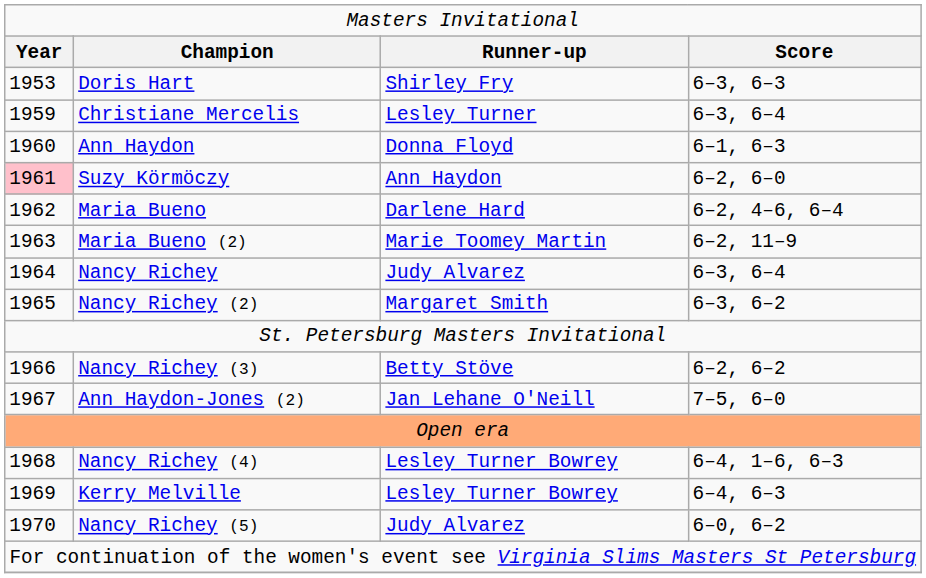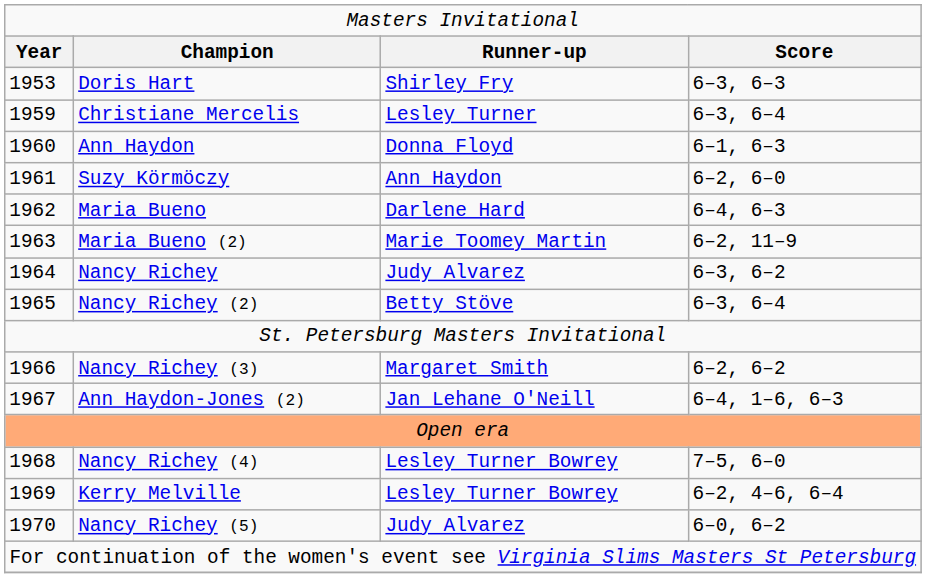(33, 178) pink background -> (33, 178) no background
(768, 210) 6–2, 4–6, 6–4 -> (739, 210) 6–4, 6–3
(739, 273) 6–3, 6–4 -> (739, 273) 6–3, 6–2
(467, 305) Margaret Smith -> (449, 305) Betty Stöve
(739, 305) 6–3, 6–2 -> (739, 305) 6–3, 6–4
(449, 368) Betty Stöve -> (467, 368) Margaret Smith
(739, 399) 7–5, 6–0 -> (768, 399) 6–4, 1–6, 6–3
(768, 463) 6–4, 1–6, 6–3 -> (739, 463) 7–5, 6–0
(739, 494) 6–4, 6–3 -> (768, 494) 6–2, 4–6, 6–4
